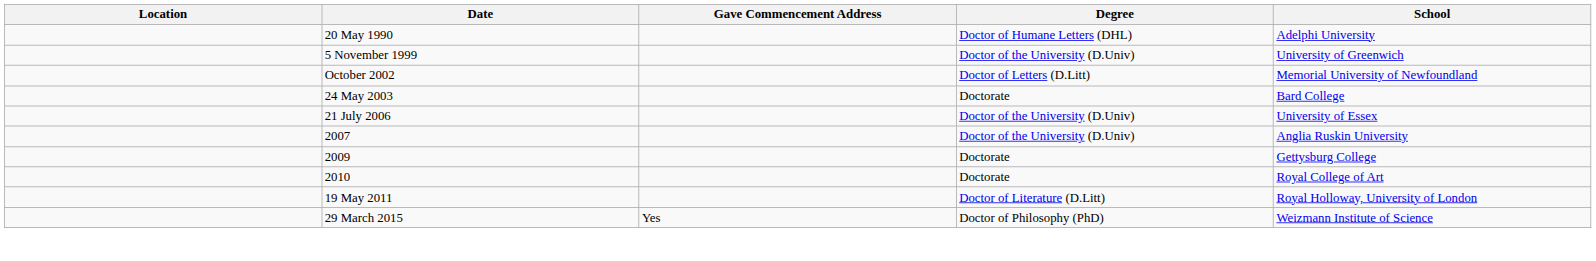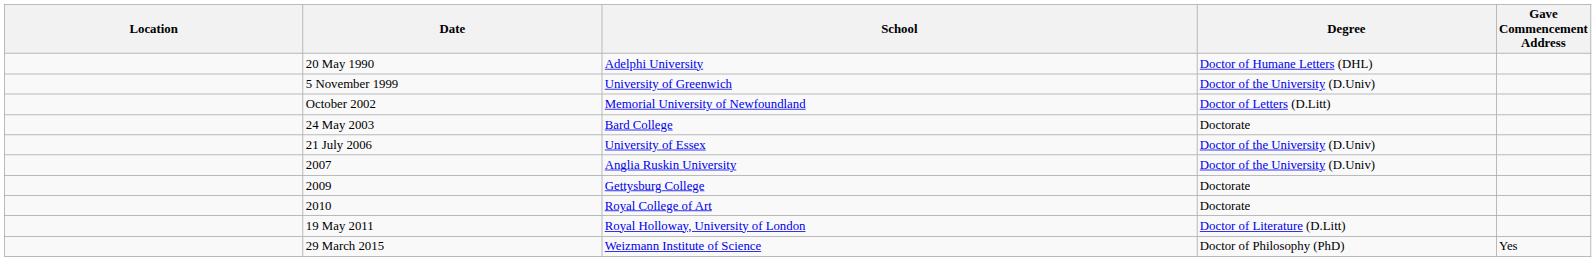columns swapped: (1432, 14) <-> (798, 14)
